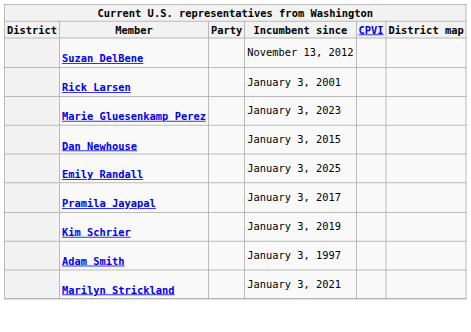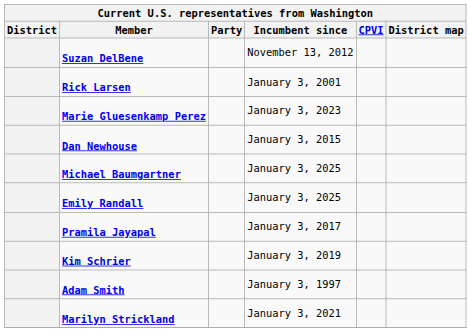+ row: (121, 175)
